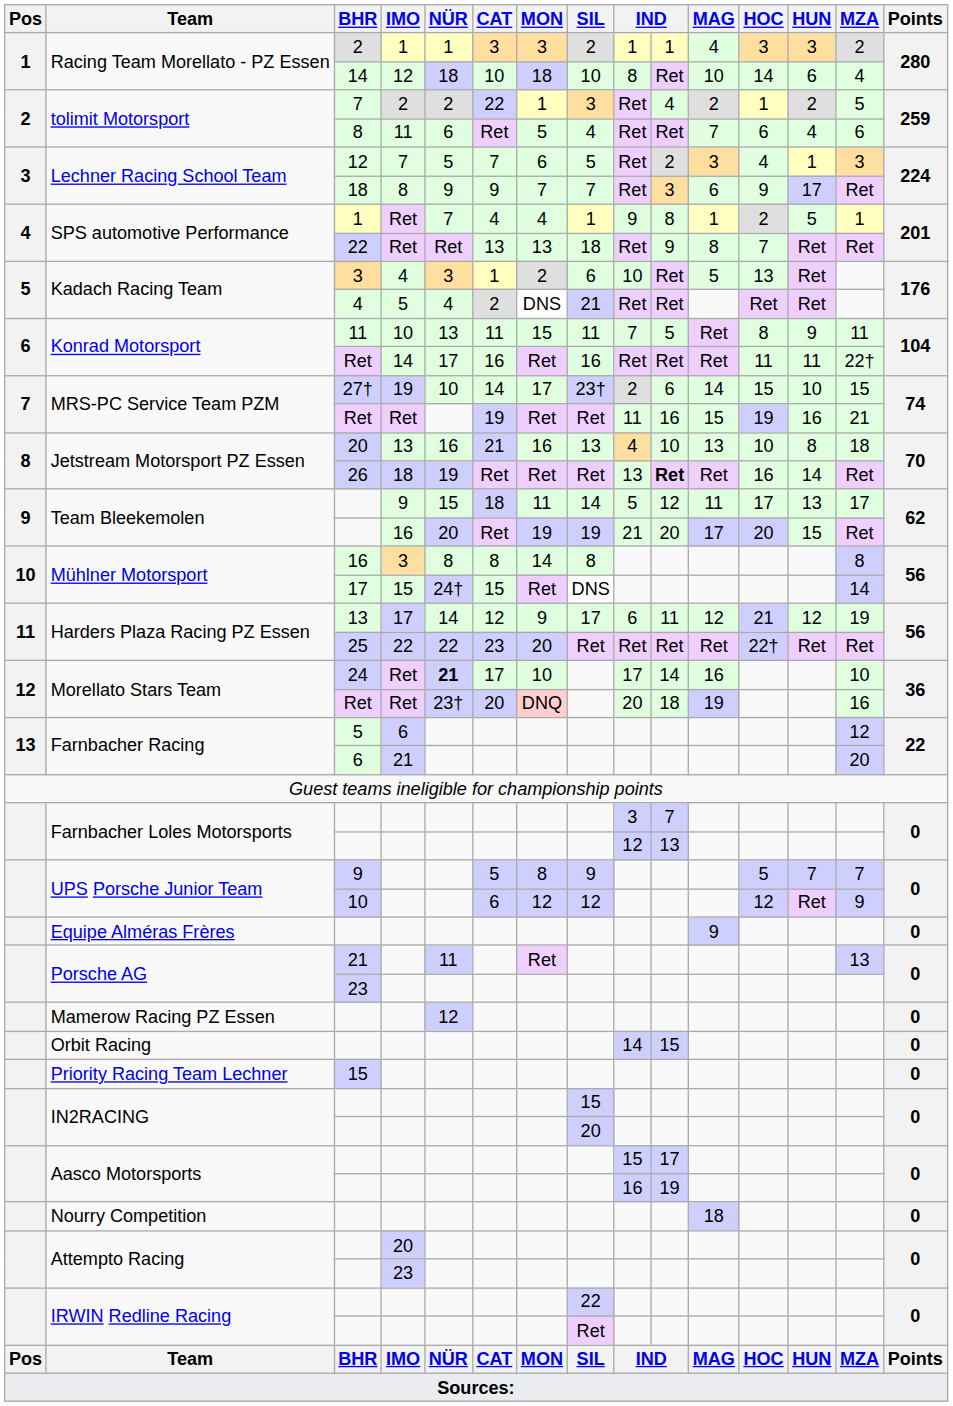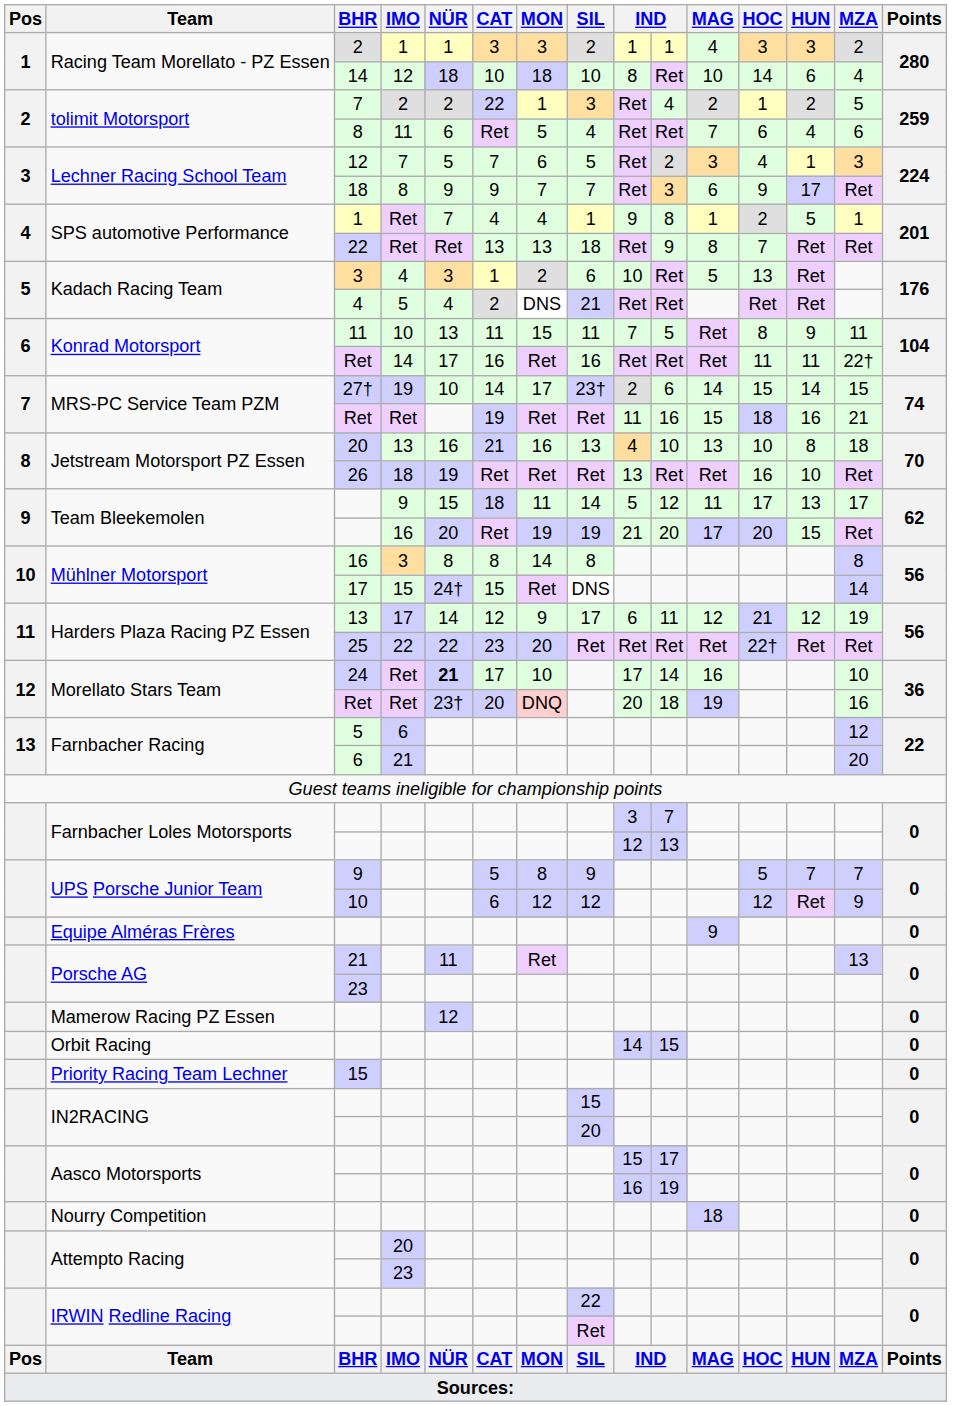(812, 389) 10 -> (811, 389) 14
(764, 418) 19 -> (763, 418) 18
(670, 475) bold -> (669, 475) normal
(812, 475) 14 -> (811, 475) 10
